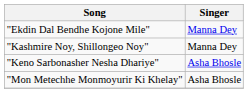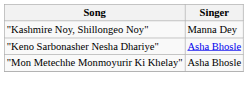- row: (78, 29)
